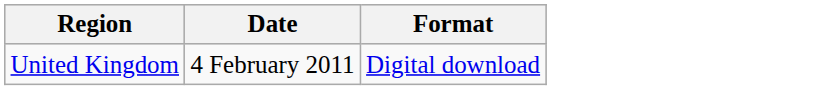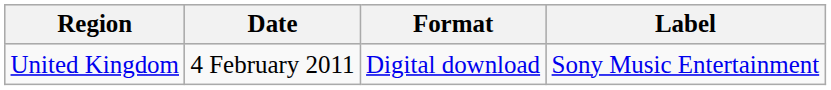+ column: (685, 24)
